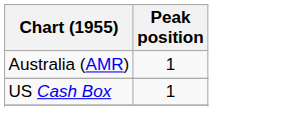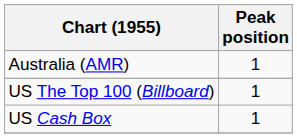+ row: (111, 91)
